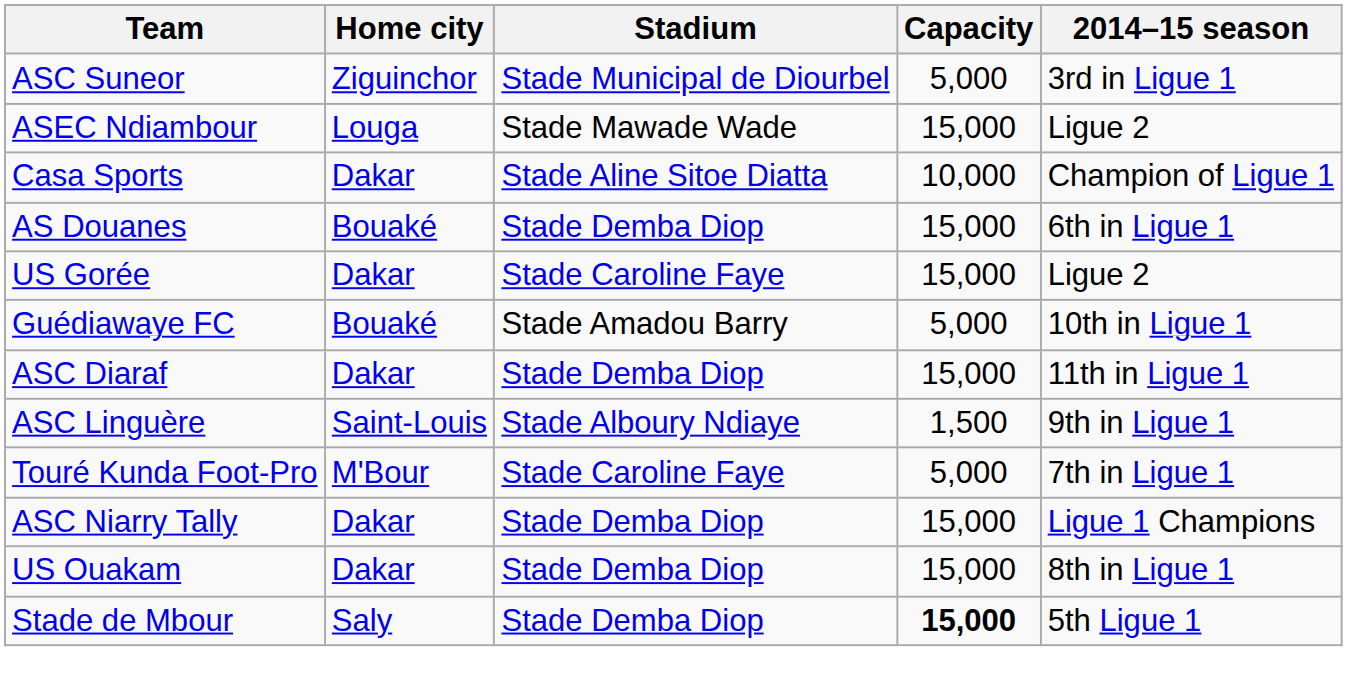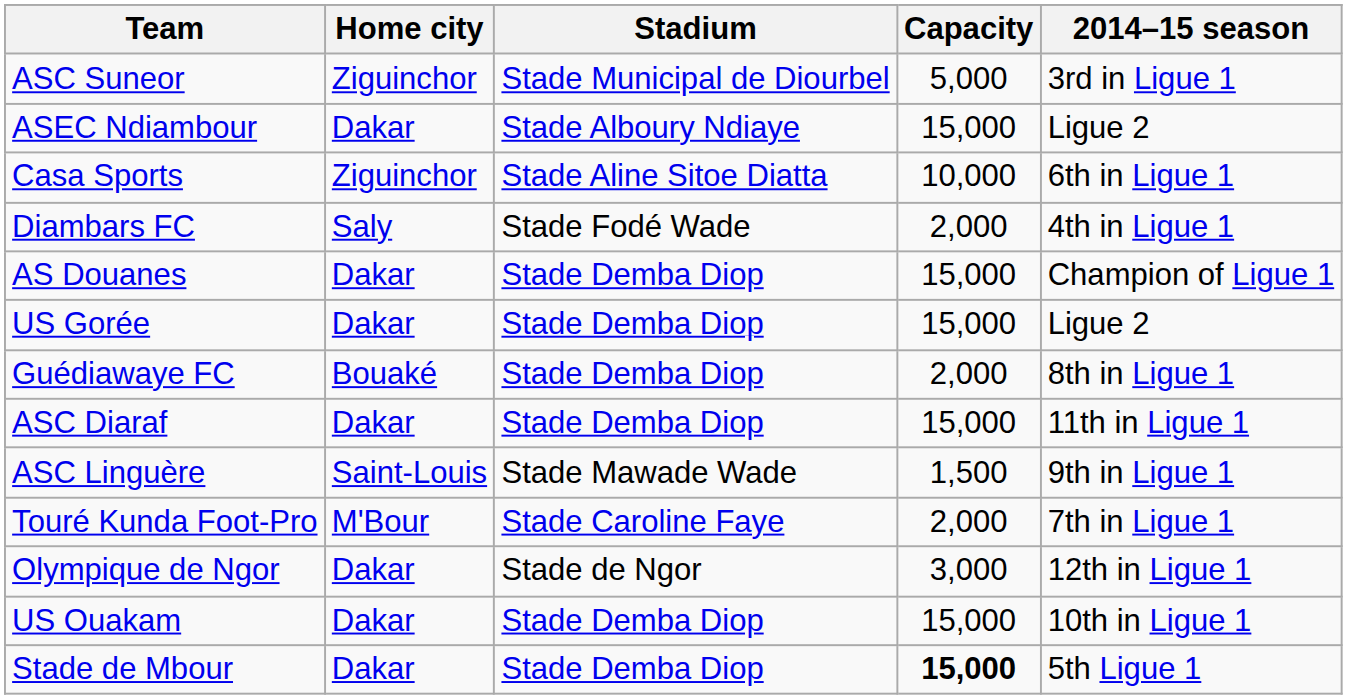(375, 127) Louga -> (373, 127) Dakar
(649, 127) Stade Mawade Wade -> (651, 127) Stade Alboury Ndiaye
(373, 176) Dakar -> (404, 176) Ziguinchor
(1191, 176) Champion of Ligue 1 -> (1141, 176) 6th in Ligue 1
+ row: (104, 226)
(384, 226) Bouaké -> (373, 275) Dakar
(1141, 226) 6th in Ligue 1 -> (1191, 275) Champion of Ligue 1
(643, 275) Stade Caroline Faye -> (633, 324) Stade Demba Diop
(645, 324) Stade Amadou Barry -> (633, 373) Stade Demba Diop
(969, 324) 5,000 -> (969, 373) 2,000
(1150, 324) 10th in Ligue 1 -> (1141, 373) 8th in Ligue 1
(651, 422) Stade Alboury Ndiaye -> (649, 472) Stade Mawade Wade
(969, 472) 5,000 -> (969, 521) 2,000
- row: (125, 521)
+ row: (146, 570)
(1141, 570) 8th in Ligue 1 -> (1150, 619) 10th in Ligue 1
(362, 619) Saly -> (373, 669) Dakar
